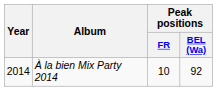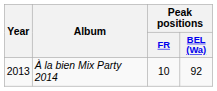(18, 71) 2014 -> (18, 71) 2013
